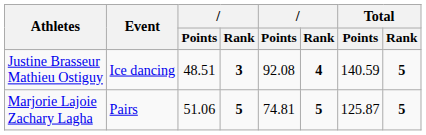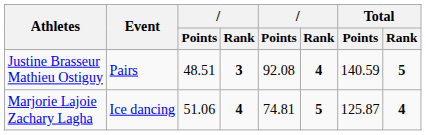(142, 70) Ice dancing -> (124, 70) Pairs
(124, 110) Pairs -> (142, 110) Ice dancing
(239, 110) 5 -> (239, 110) 4
(402, 110) 5 -> (402, 110) 4
